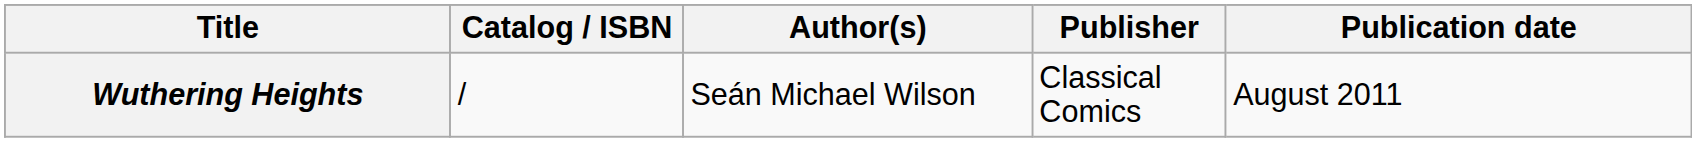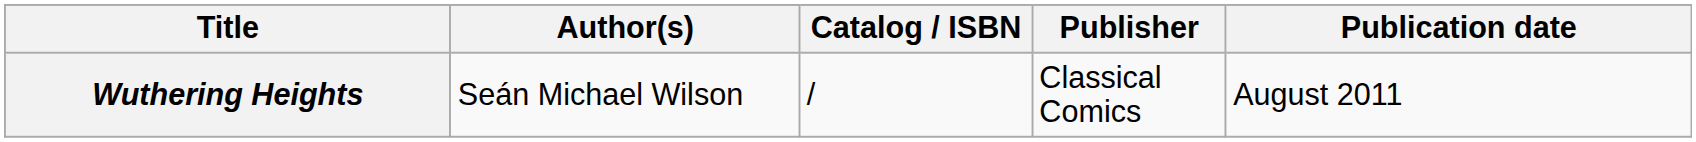columns swapped: (858, 28) <-> (567, 28)
